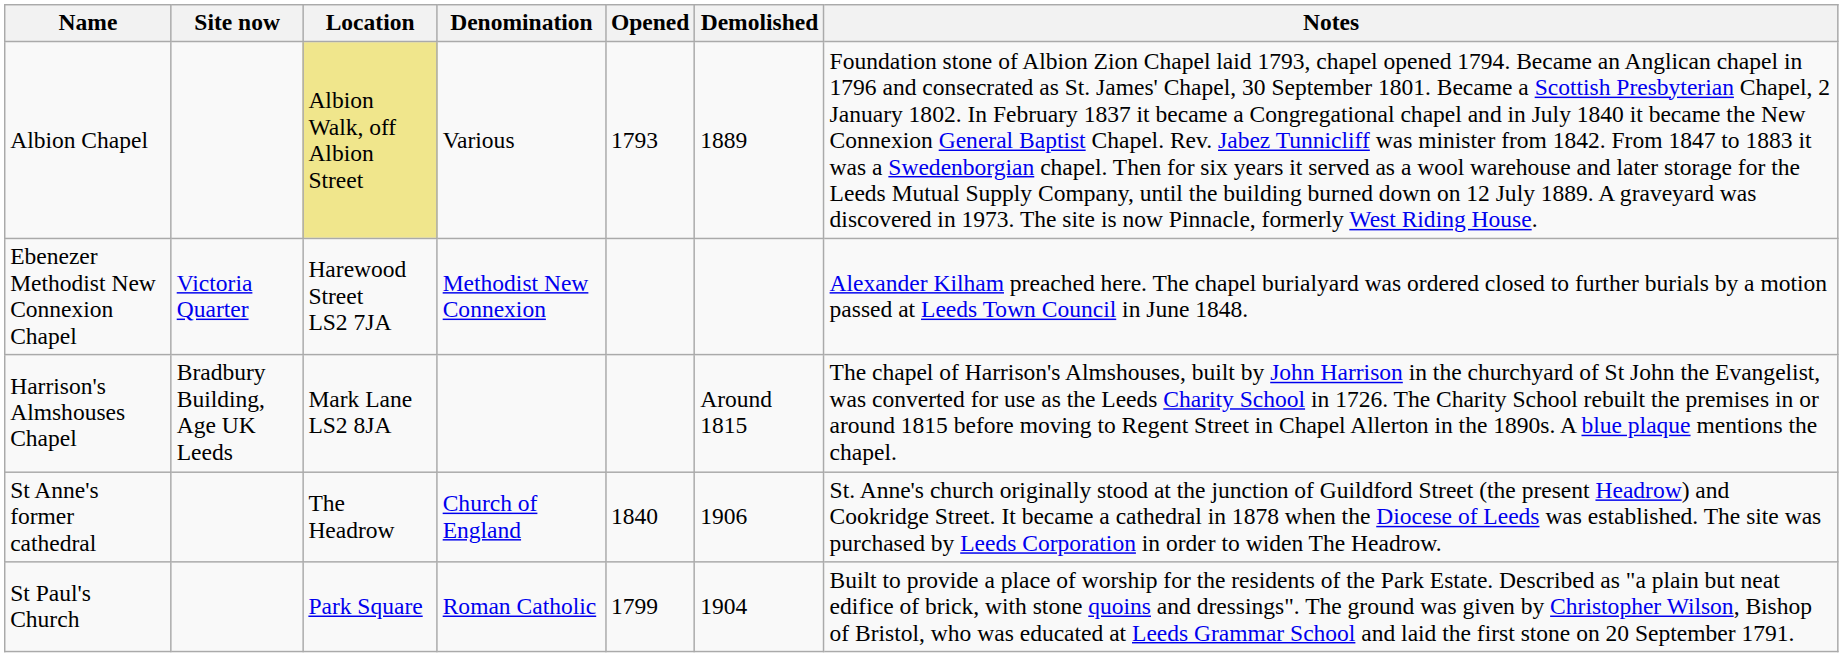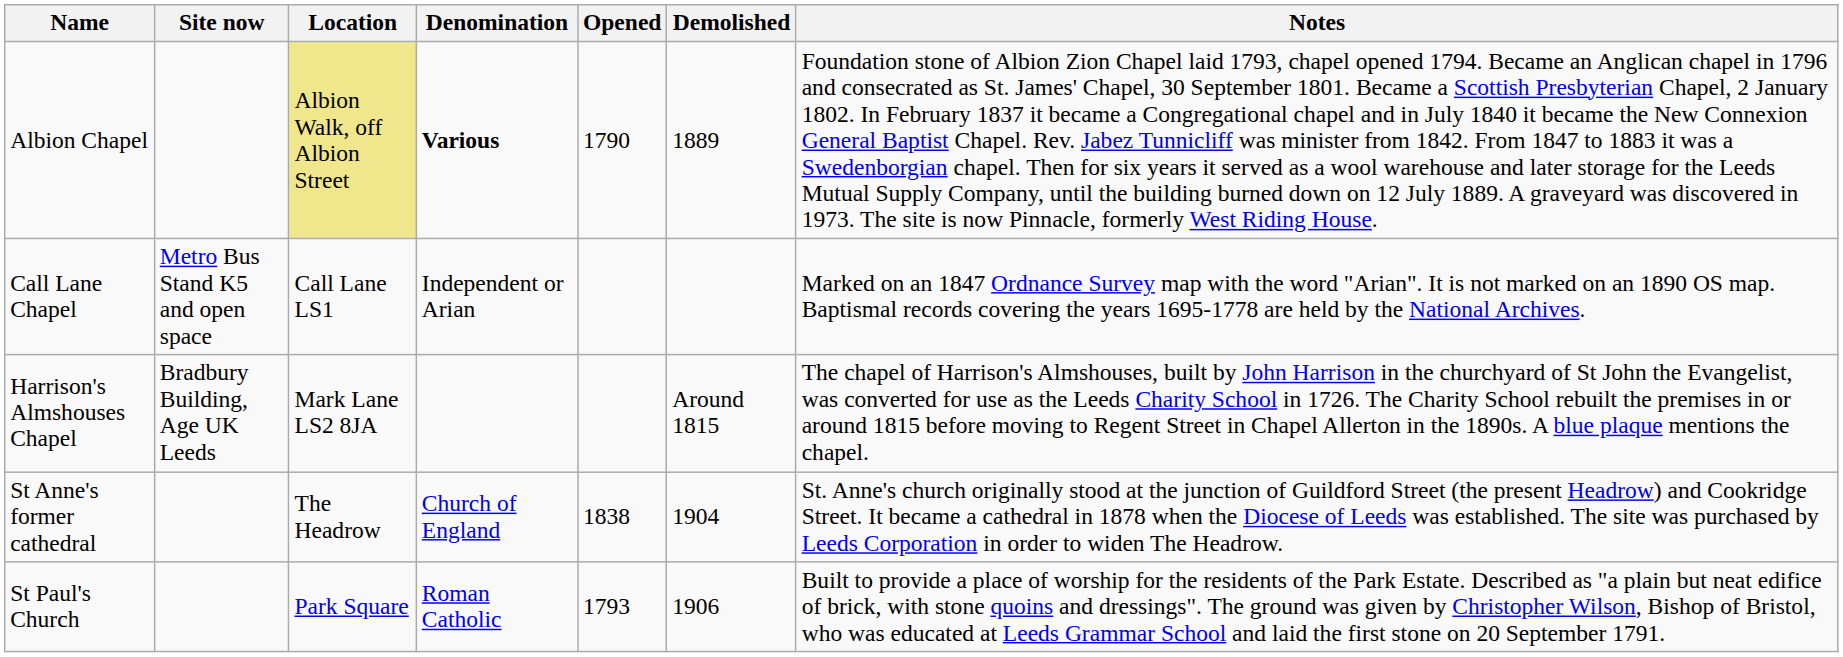(479, 139) normal -> (461, 139) bold
(634, 139) 1793 -> (607, 139) 1790
+ row: (56, 296)
- row: (83, 296)
(634, 516) 1840 -> (607, 516) 1838
(724, 516) 1906 -> (696, 516) 1904
(634, 606) 1799 -> (607, 606) 1793
(724, 606) 1904 -> (696, 606) 1906
